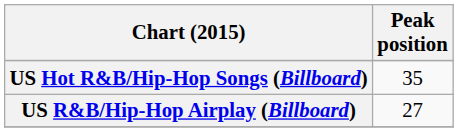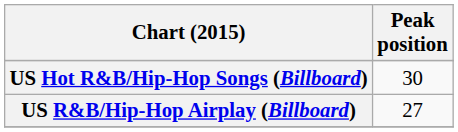(413, 77) 35 -> (413, 77) 30
